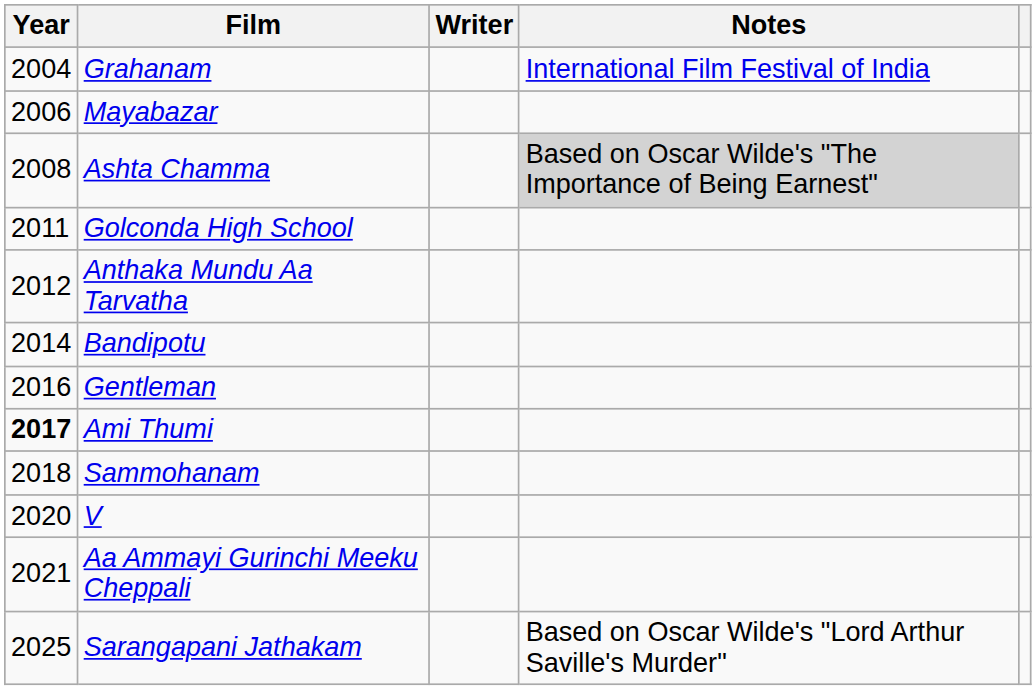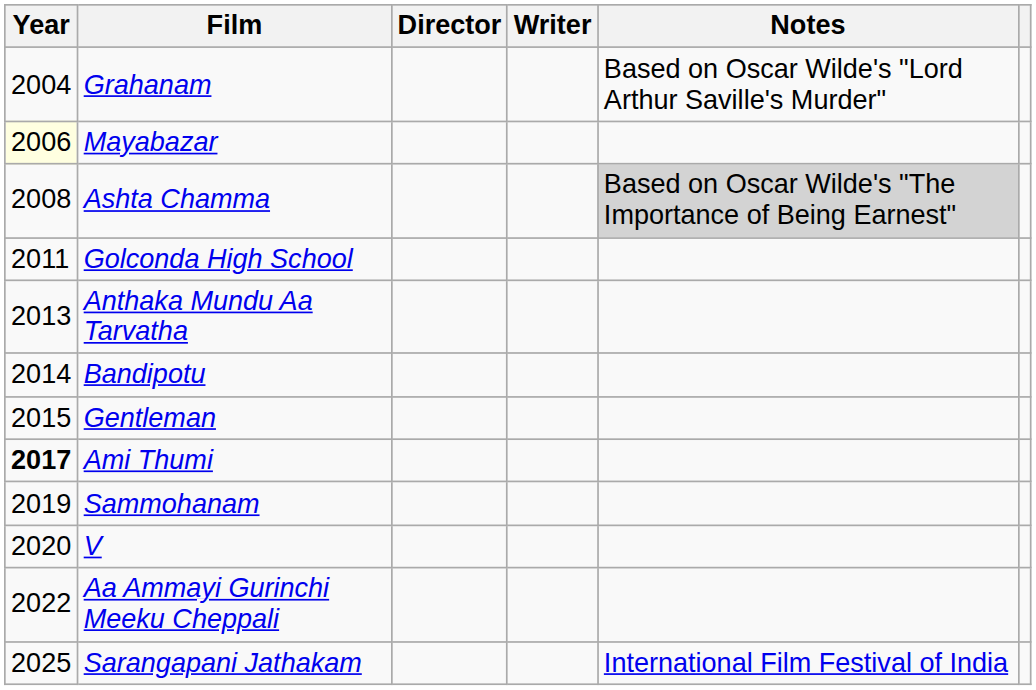+ column: (449, 25)
(728, 68) International Film Festival of India -> (783, 84) Based on Oscar Wilde's "Lord Arthur Saville's Murder"
(41, 111) no background -> (41, 142) lightyellow background
(41, 285) 2012 -> (41, 316) 2013
(41, 386) 2016 -> (41, 417) 2015
(41, 472) 2018 -> (41, 503) 2019
(41, 573) 2021 -> (41, 604) 2022
(745, 647) Based on Oscar Wilde's "Lord Arthur Saville's Murder" -> (806, 662) International Film Festival of India
